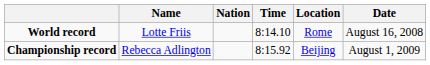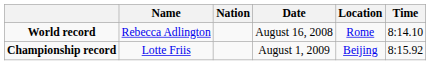columns swapped: (273, 13) <-> (384, 13)
(166, 32) Lotte Friis -> (166, 32) Rebecca Adlington
(166, 50) Rebecca Adlington -> (166, 50) Lotte Friis
